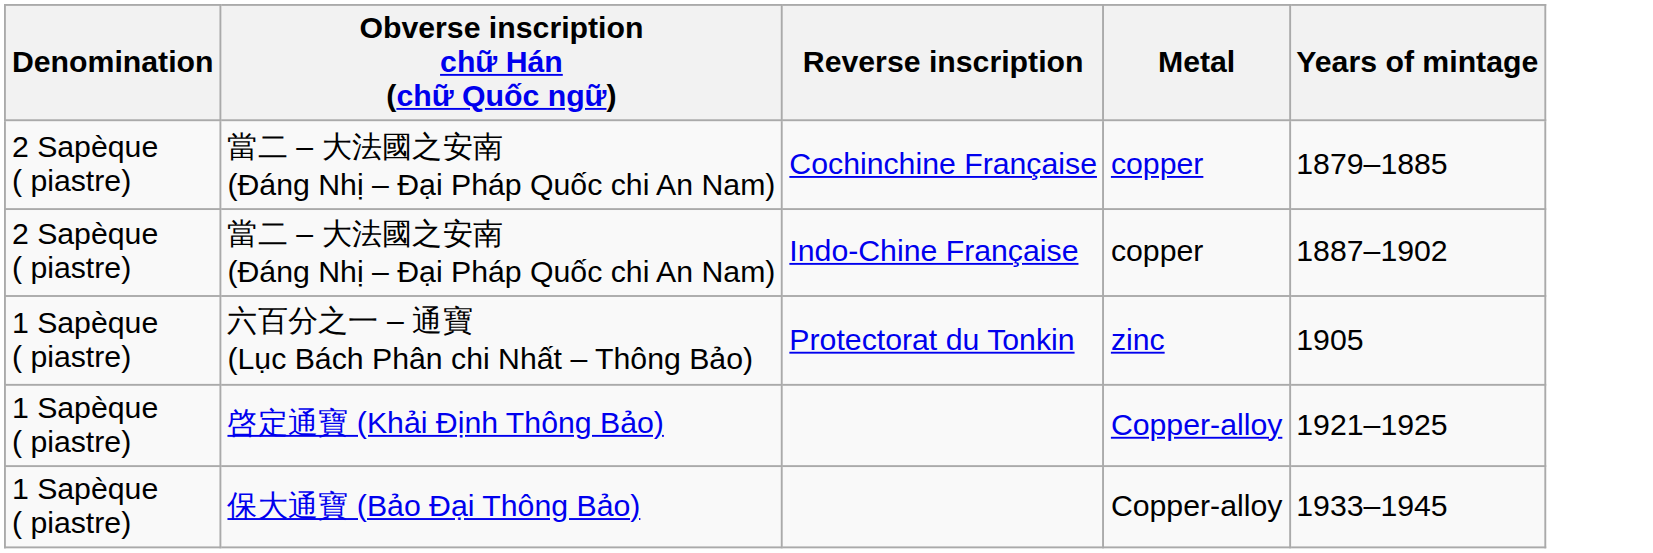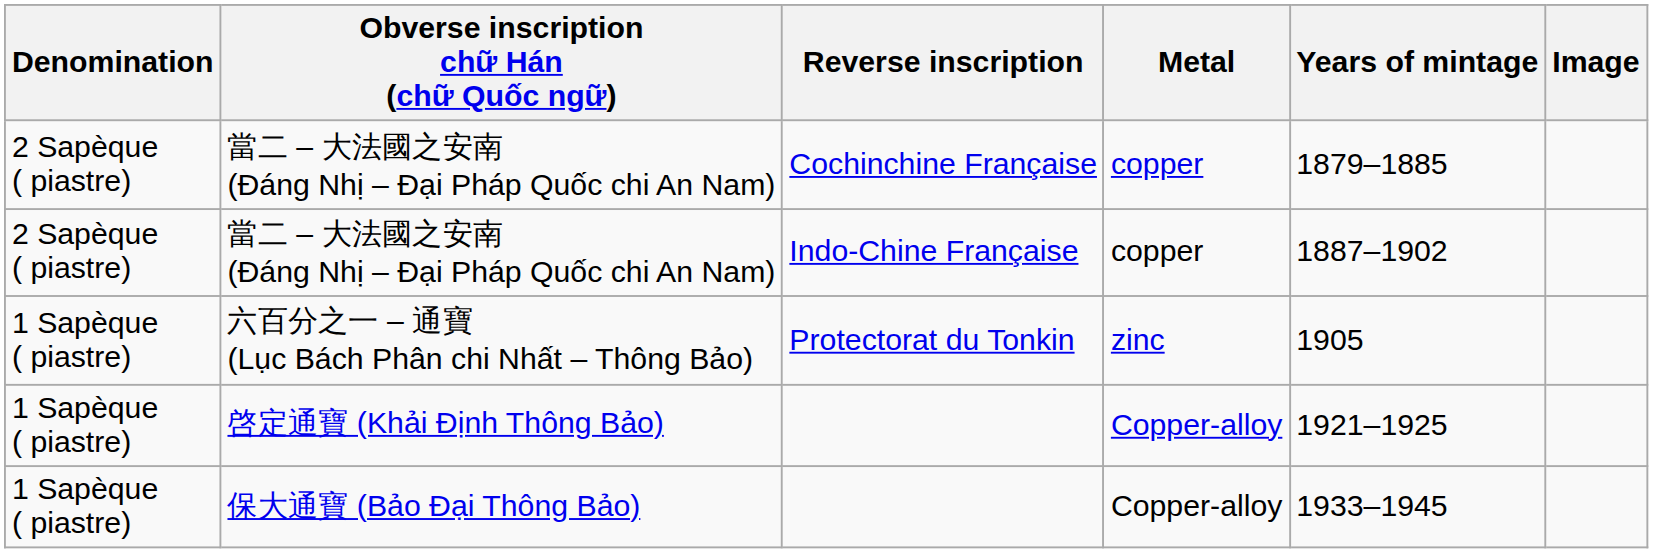+ column: (1596, 62)
